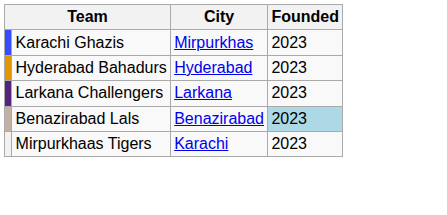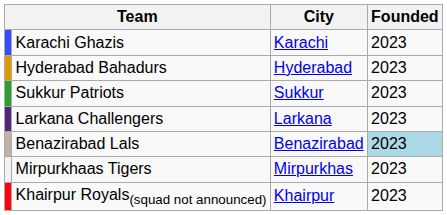(214, 42) Mirpurkhas -> (301, 42) Karachi
+ row: (70, 93)
(201, 144) Karachi -> (313, 169) Mirpurkhas
+ row: (141, 196)
